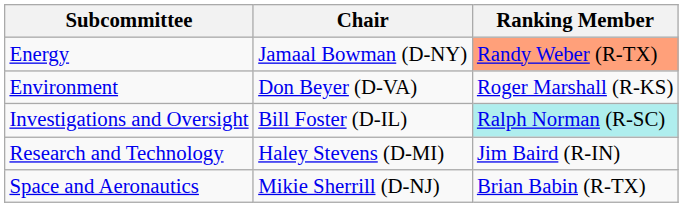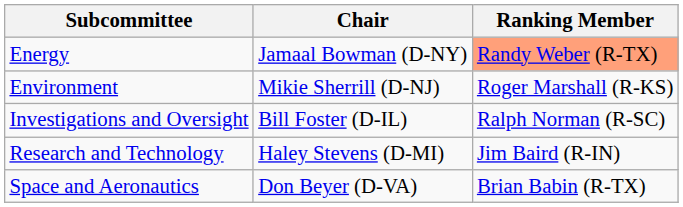(338, 86) Don Beyer (D-VA) -> (349, 86) Mikie Sherrill (D-NJ)
(571, 119) paleturquoise background -> (571, 119) no background
(349, 185) Mikie Sherrill (D-NJ) -> (338, 185) Don Beyer (D-VA)
